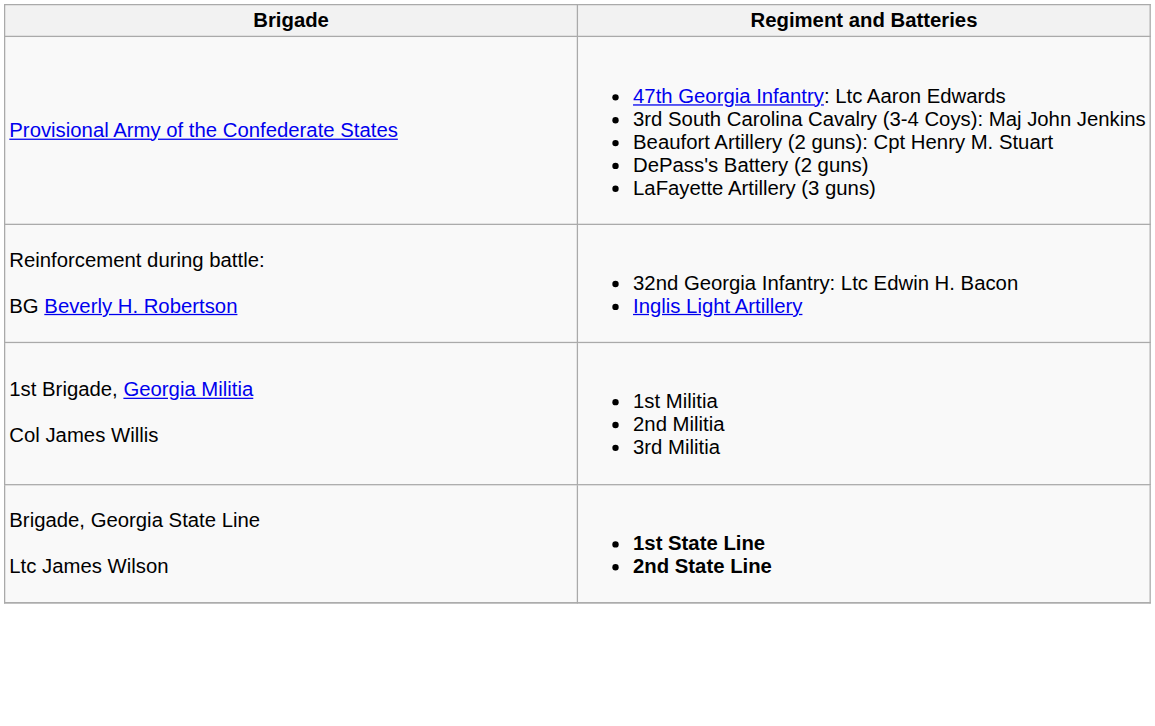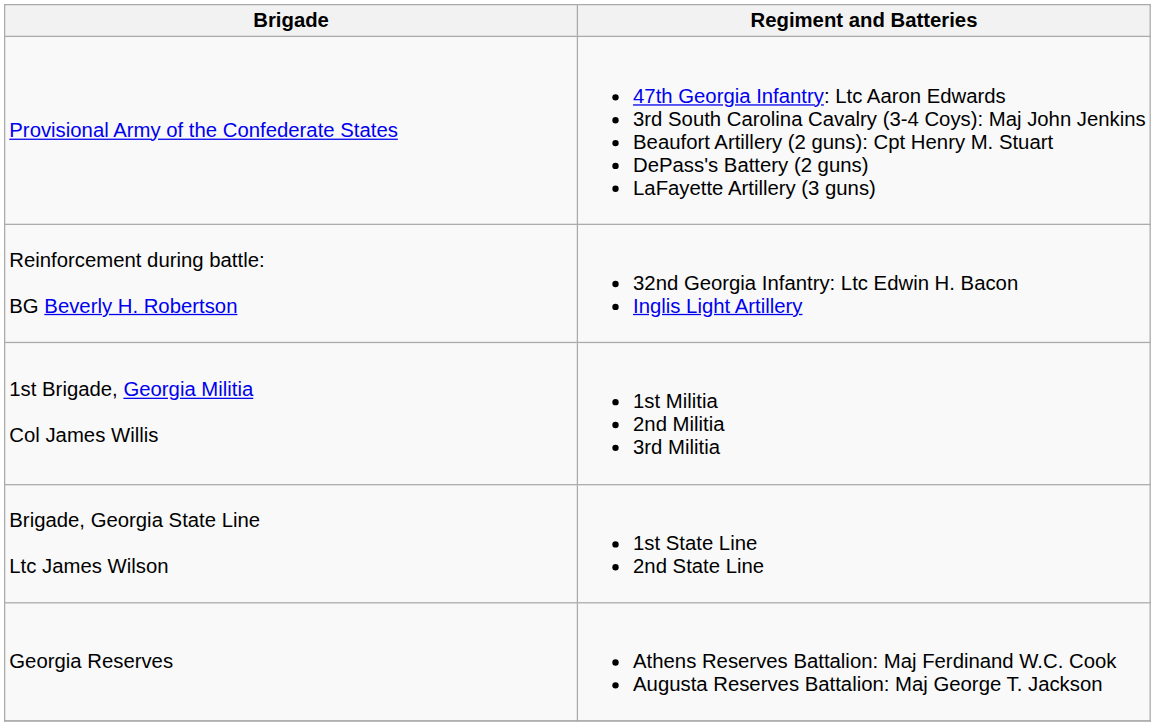(864, 555) bold -> (864, 555) normal
+ row: (91, 661)
